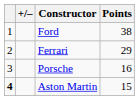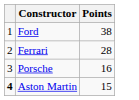- column: (25, 13)
(126, 50) 29 -> (106, 50) 28
